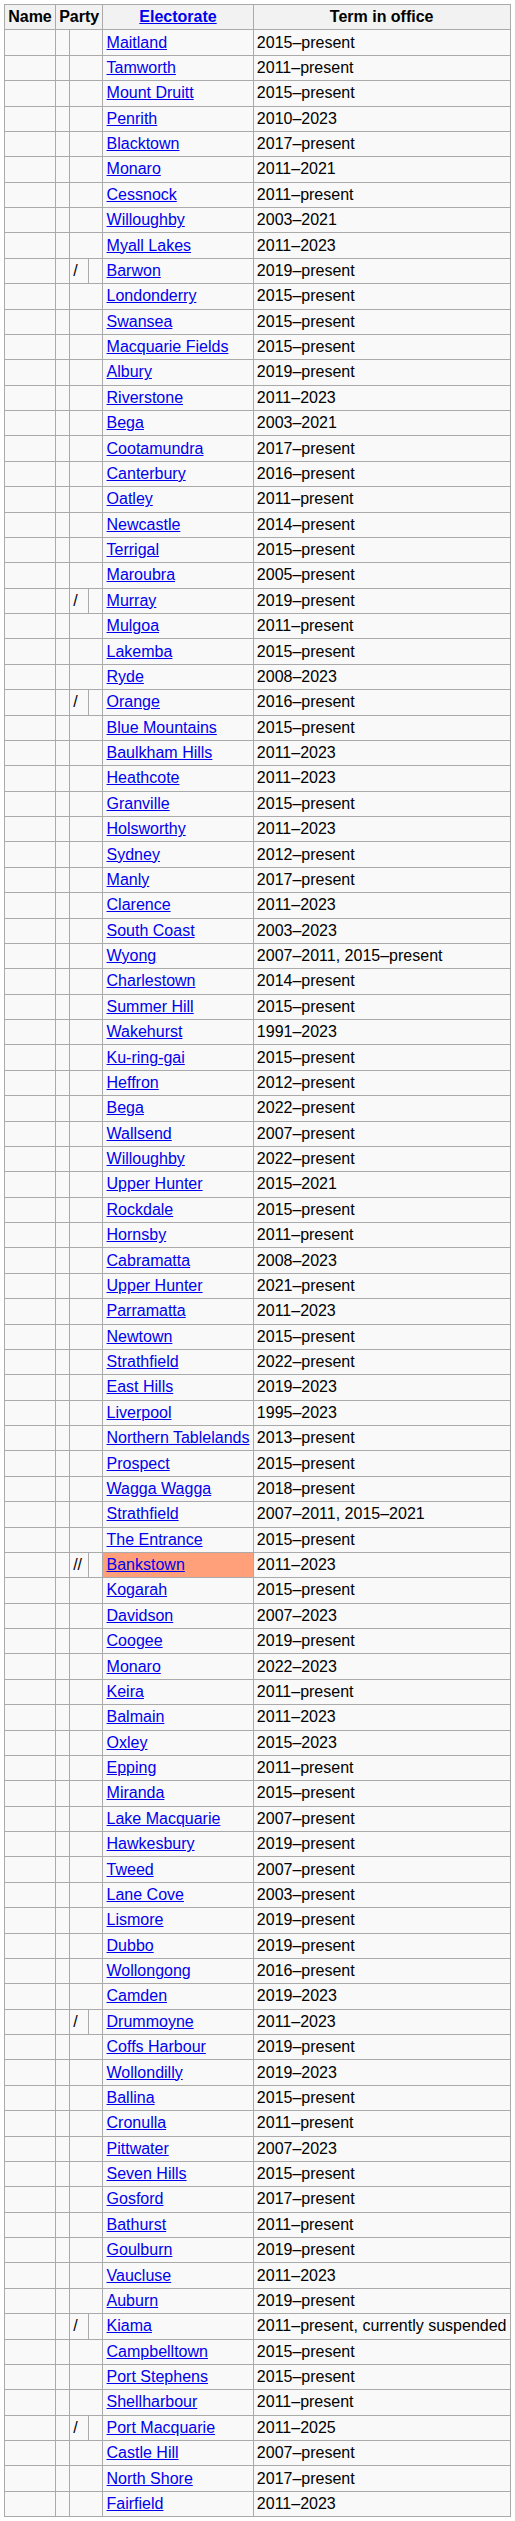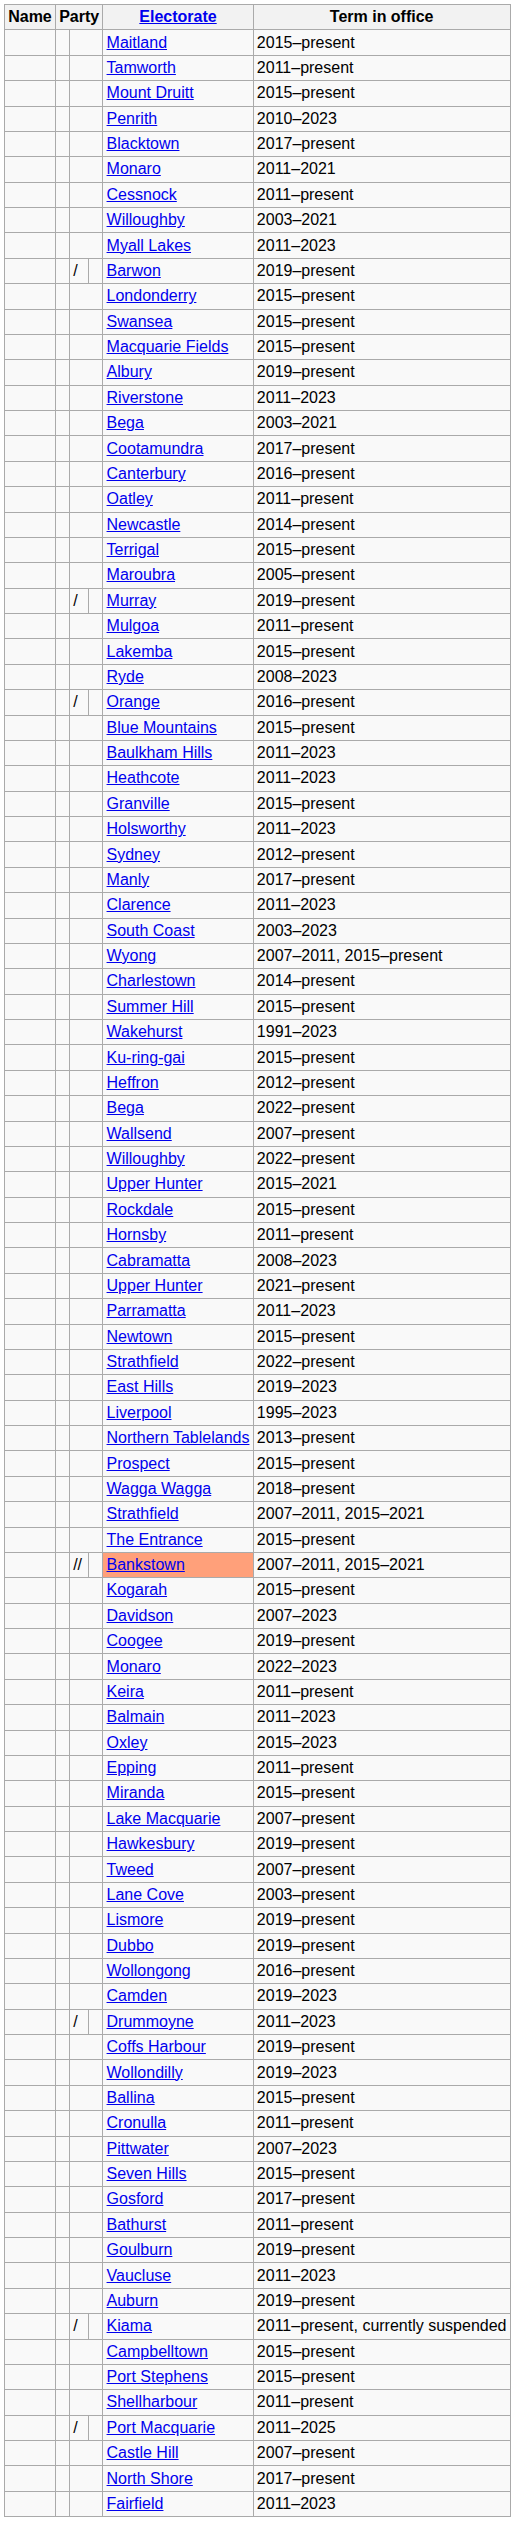(296, 1565) 2011–2023 -> (341, 1565) 2007–2011, 2015–2021
